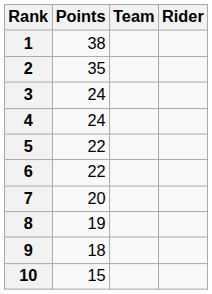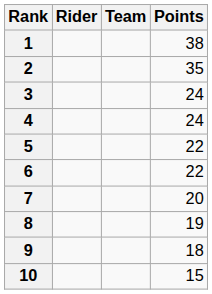columns swapped: (183, 17) <-> (81, 17)
